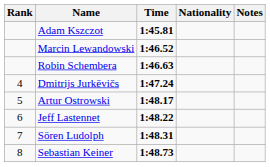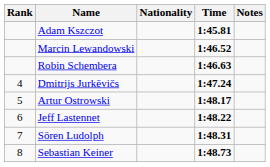columns swapped: (205, 13) <-> (156, 13)
